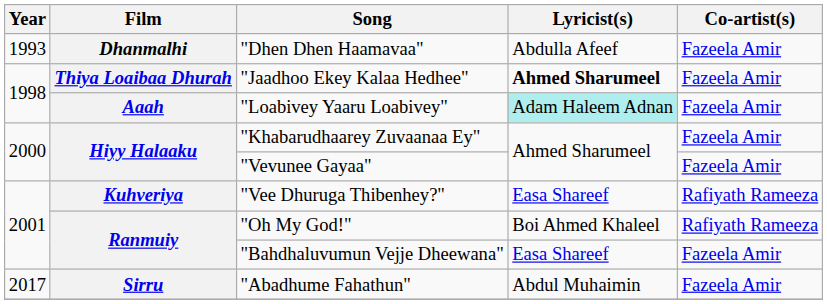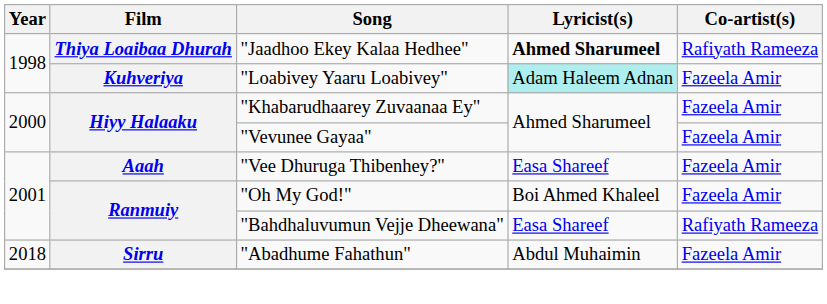- row: (332, 48)
(731, 78) Fazeela Amir -> (750, 48) Rafiyath Rameeza
(143, 107) Aaah -> (143, 78) Kuhveriya
(143, 195) Kuhveriya -> (143, 166) Aaah
(750, 195) Rafiyath Rameeza -> (731, 166) Fazeela Amir
(750, 225) Rafiyath Rameeza -> (731, 195) Fazeela Amir
(731, 254) Fazeela Amir -> (750, 225) Rafiyath Rameeza
(27, 284) 2017 -> (27, 254) 2018
